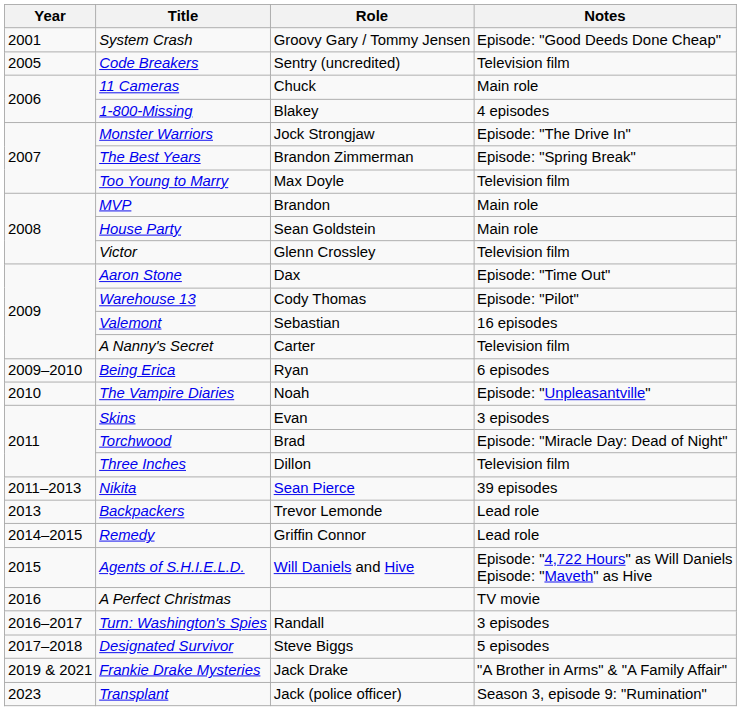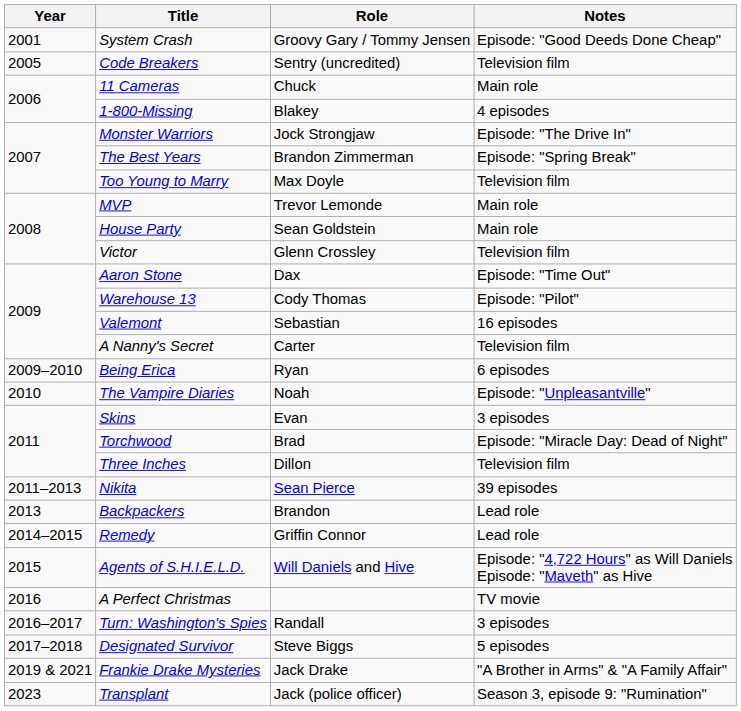(302, 205) Brandon -> (328, 205) Trevor Lemonde
(328, 511) Trevor Lemonde -> (302, 511) Brandon
